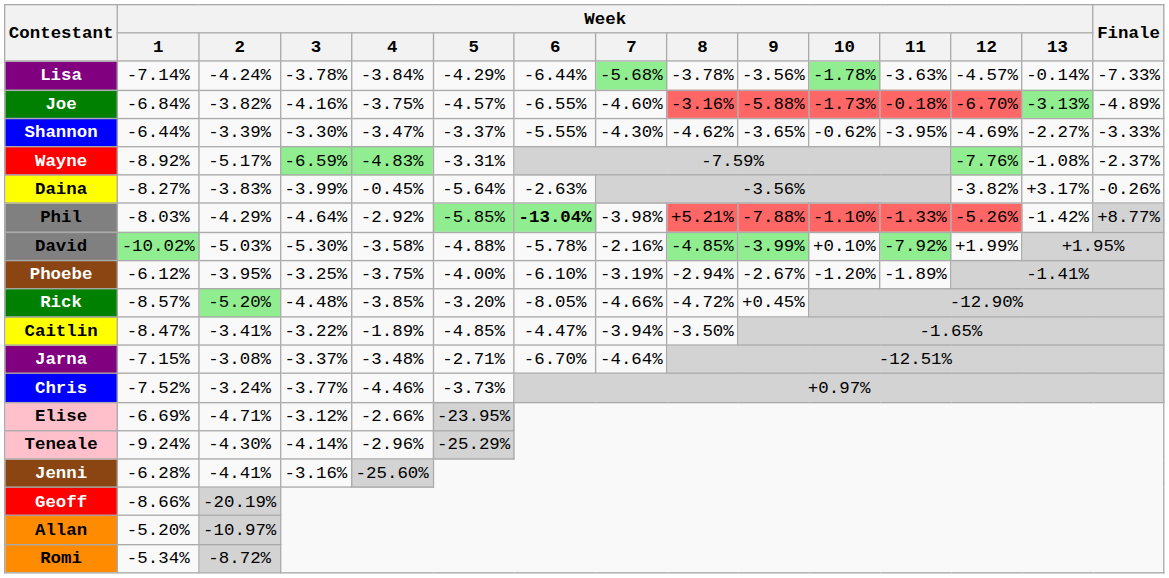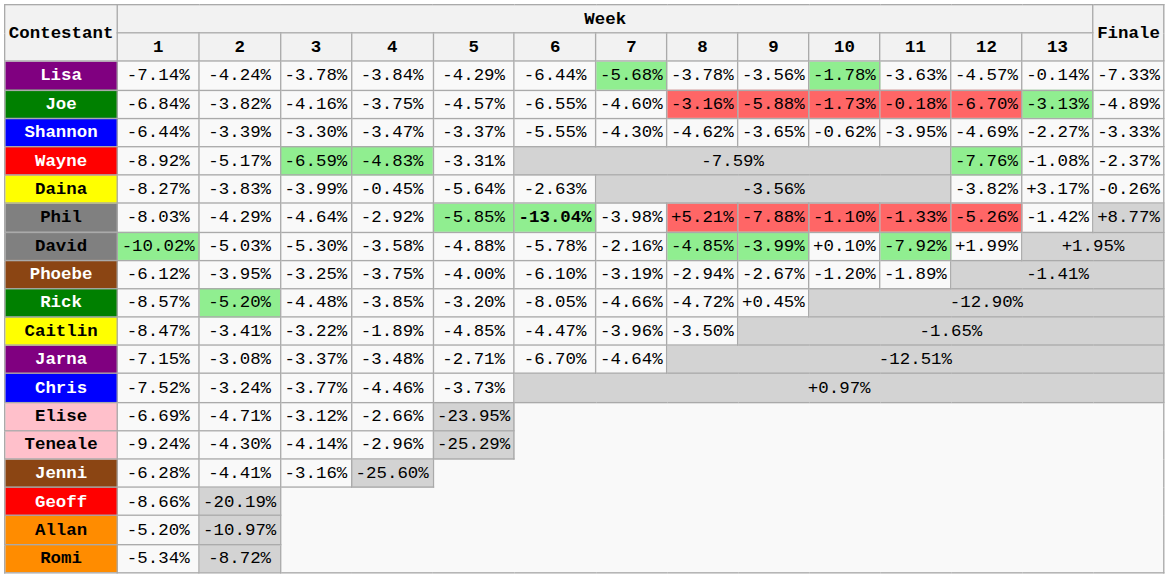(631, 331) -3.94% -> (631, 331) -3.96%
